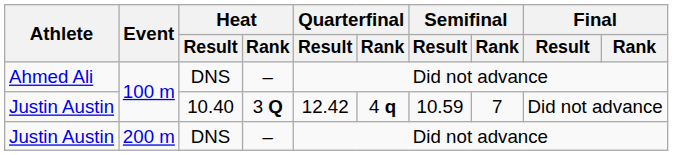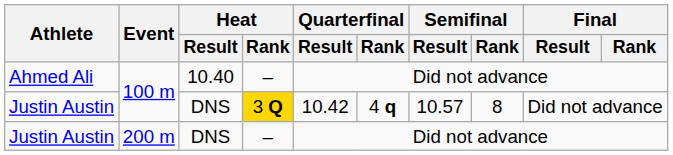(211, 77) DNS -> (211, 77) 10.40
(211, 107) 10.40 -> (211, 107) DNS
(268, 107) no background -> (268, 107) gold background
(325, 107) 12.42 -> (325, 107) 10.42
(440, 107) 10.59 -> (440, 107) 10.57
(497, 107) 7 -> (497, 107) 8
